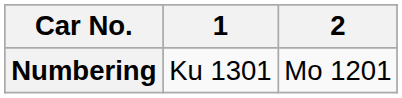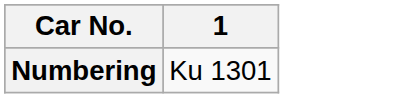- column: (338, 26)
